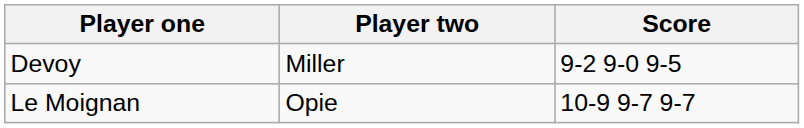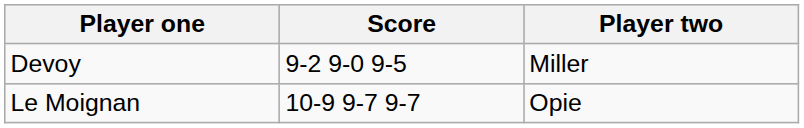columns swapped: (417, 24) <-> (677, 24)
